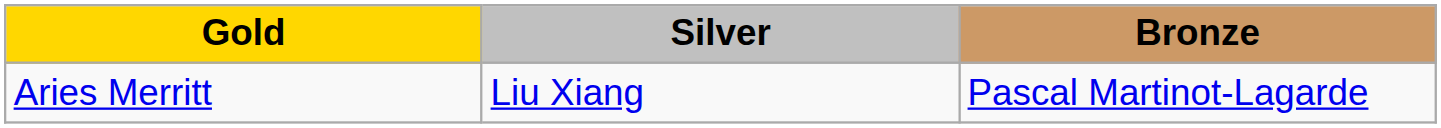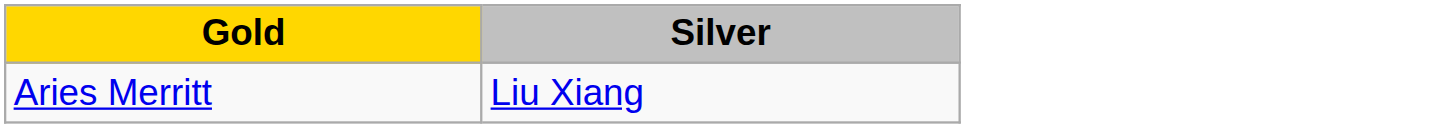- column: (1198, 33)
